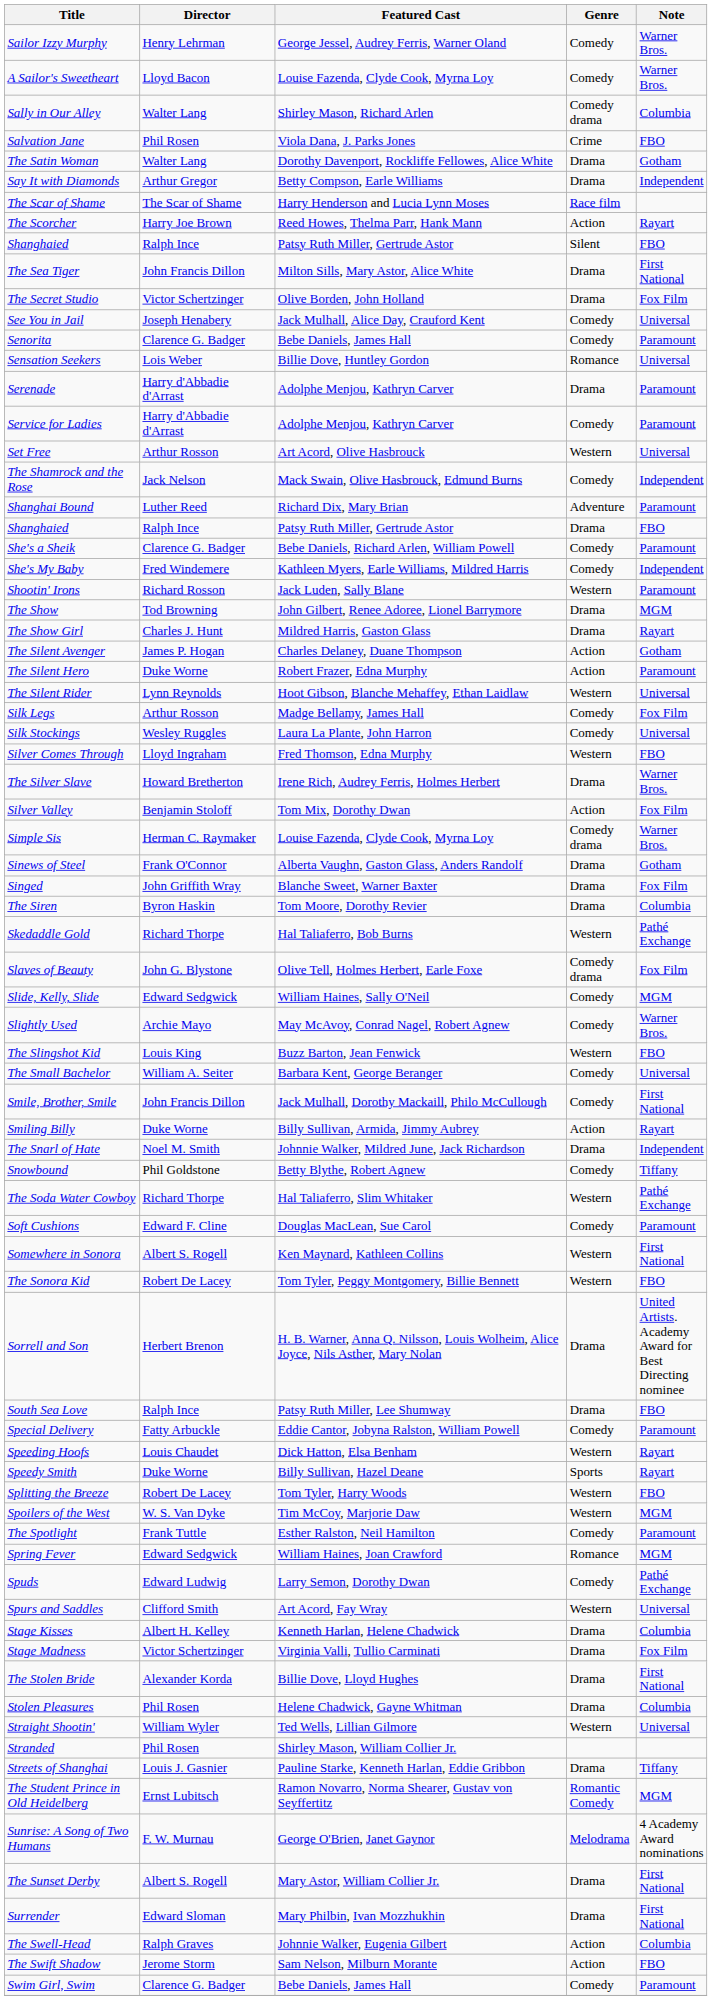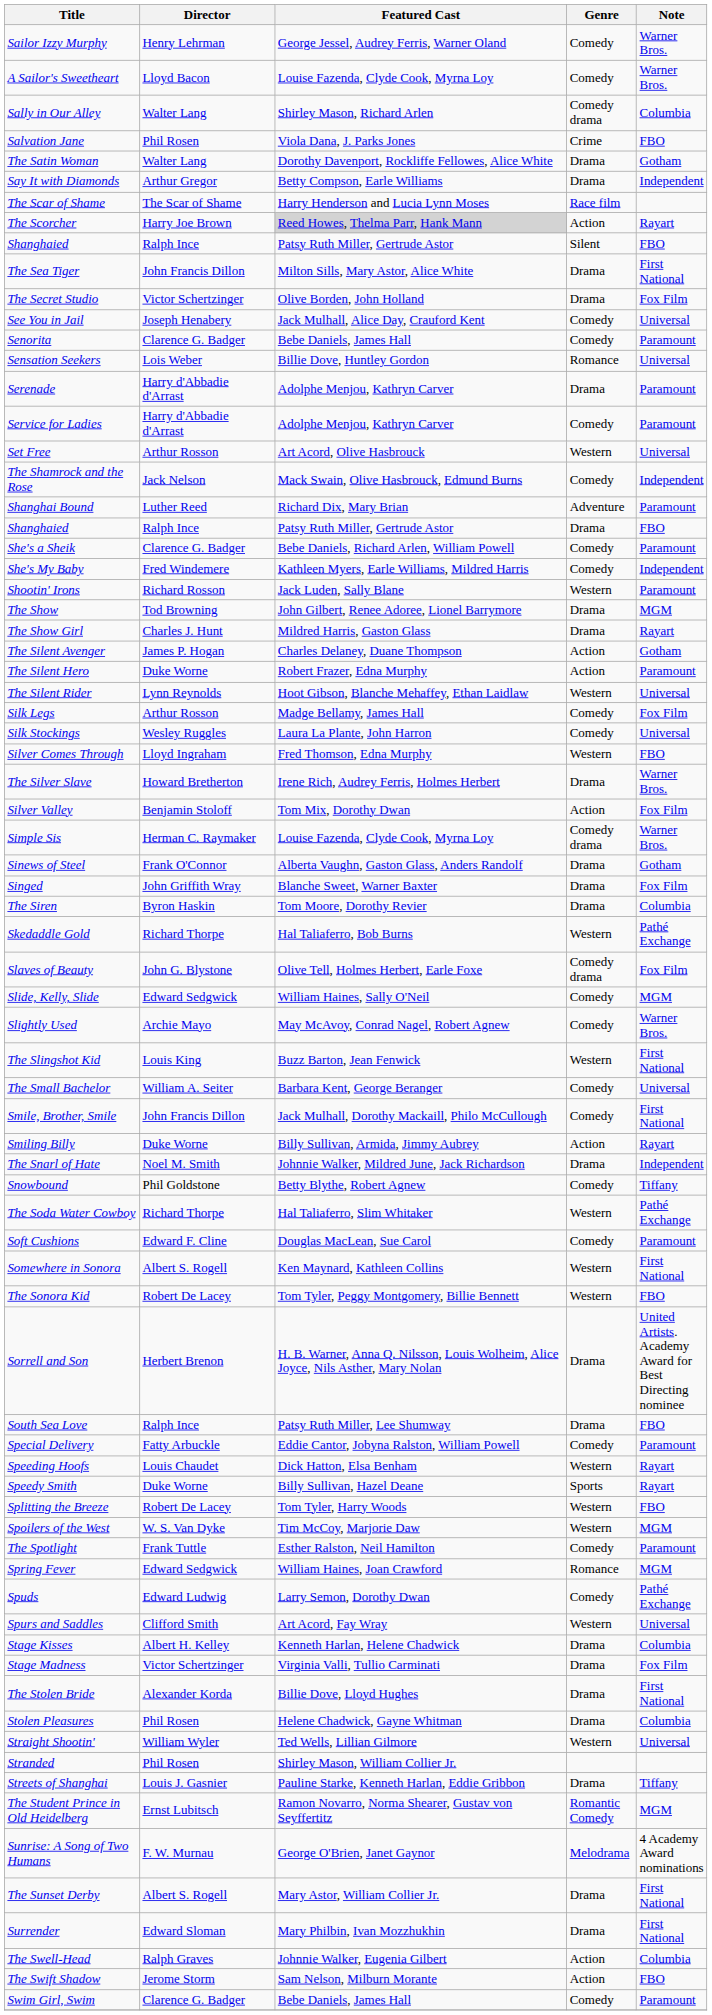(380, 222) no background -> (380, 222) lightgrey background
(652, 1052) FBO -> (662, 1060) First National
